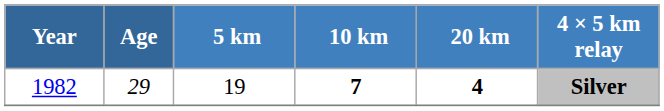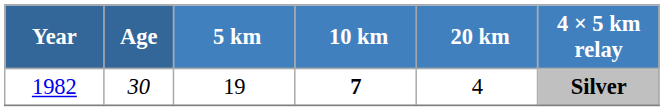(139, 86) 29 -> (139, 86) 30
(477, 86) bold -> (477, 86) normal
